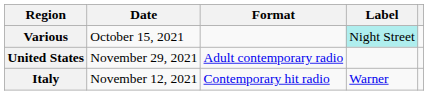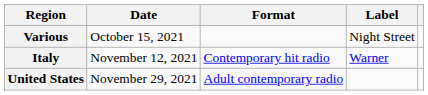(382, 36) paleturquoise background -> (382, 36) no background
rows swapped: (46, 79) <-> (46, 57)
